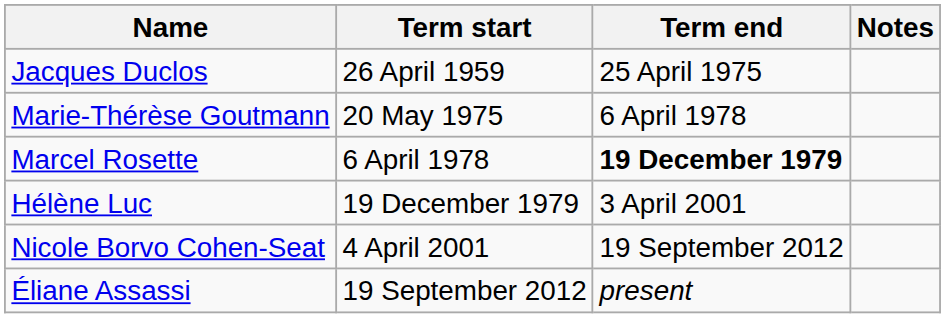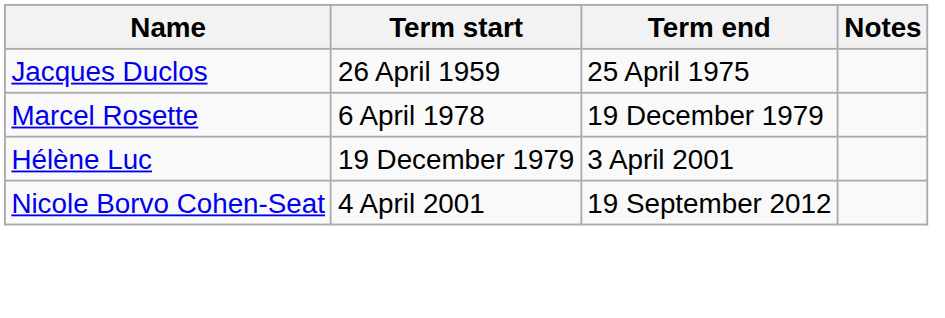- row: (170, 115)
(721, 159) bold -> (705, 115) normal
- row: (101, 291)
